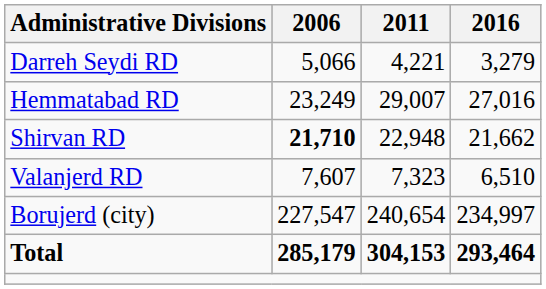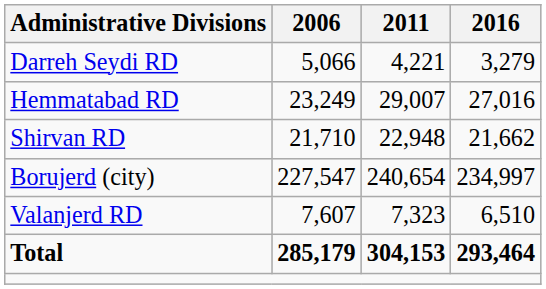(322, 138) bold -> (322, 138) normal
rows swapped: (76, 176) <-> (82, 215)
